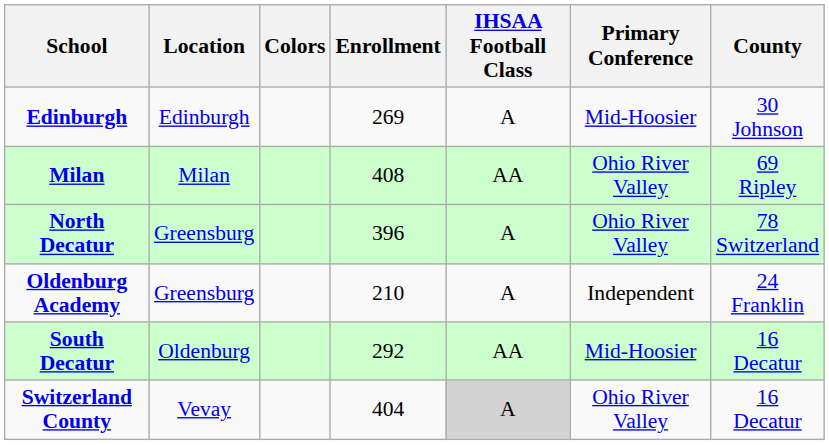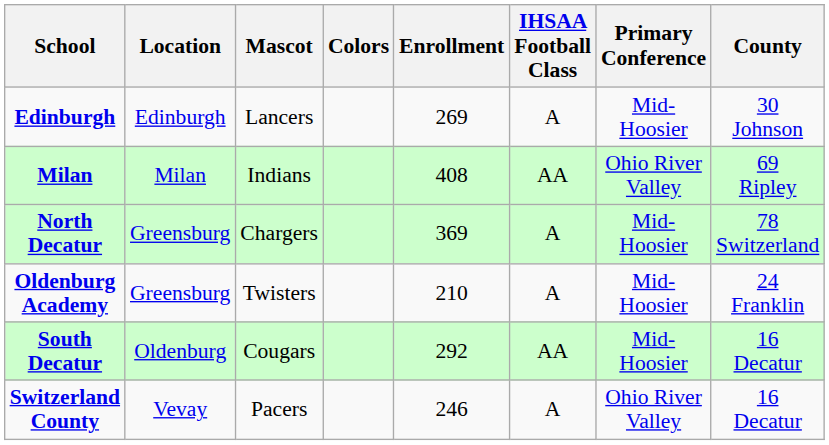+ column: (279, 45)
(388, 233) 396 -> (452, 233) 369
(641, 233) Ohio River Valley -> (654, 233) Mid-Hoosier
(641, 292) Independent -> (654, 292) Mid-Hoosier
(388, 409) 404 -> (452, 409) 246
(508, 409) lightgrey background -> (553, 409) no background
